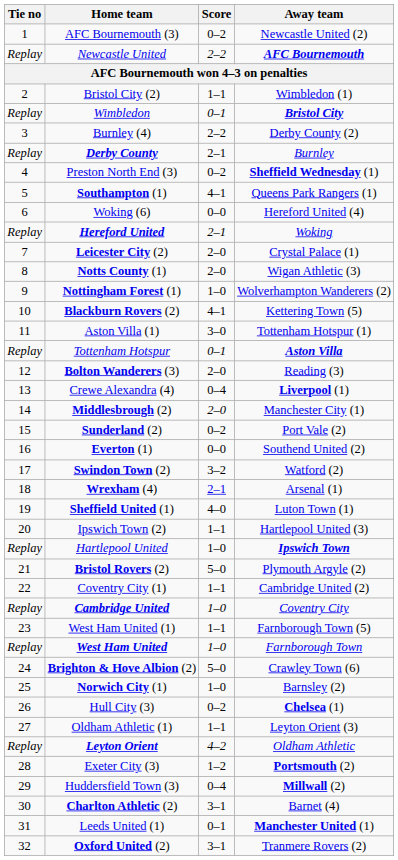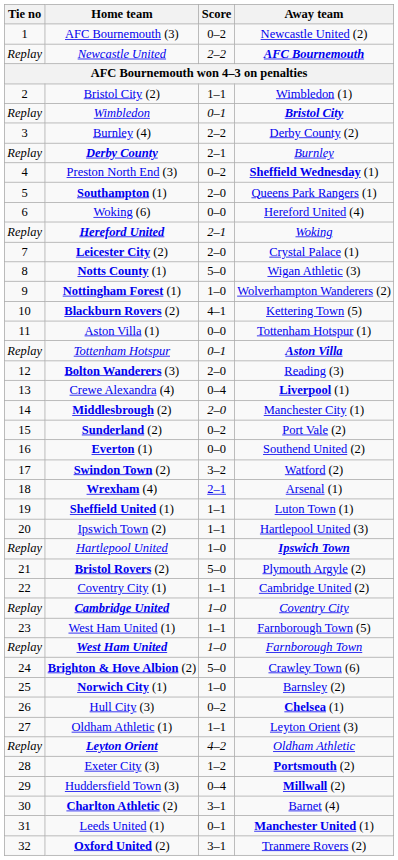(217, 192) 4–1 -> (217, 192) 2–0
(217, 271) 2–0 -> (217, 271) 5–0
(217, 331) 3–0 -> (217, 331) 0–0
(217, 509) 4–0 -> (217, 509) 1–1
